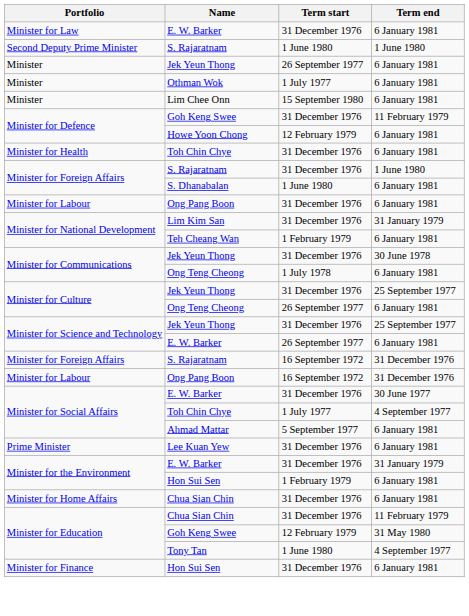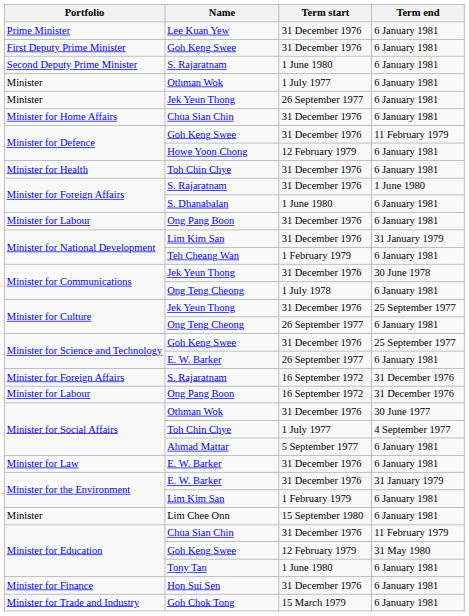rows swapped: (38, 446) <-> (43, 30)
+ row: (66, 48)
(400, 48) 1 June 1980 -> (406, 65) 6 January 1981
rows swapped: (25, 82) <-> (25, 65)
rows swapped: (25, 100) <-> (62, 499)
(201, 325) Jek Yeun Thong -> (202, 342) Goh Keng Swee
(194, 394) E. W. Barker -> (195, 412) Othman Wok
(194, 481) Hon Sui Sen -> (196, 499) Lim Kim San
(412, 551) 4 September 1977 -> (406, 568) 6 January 1981
+ row: (73, 603)
